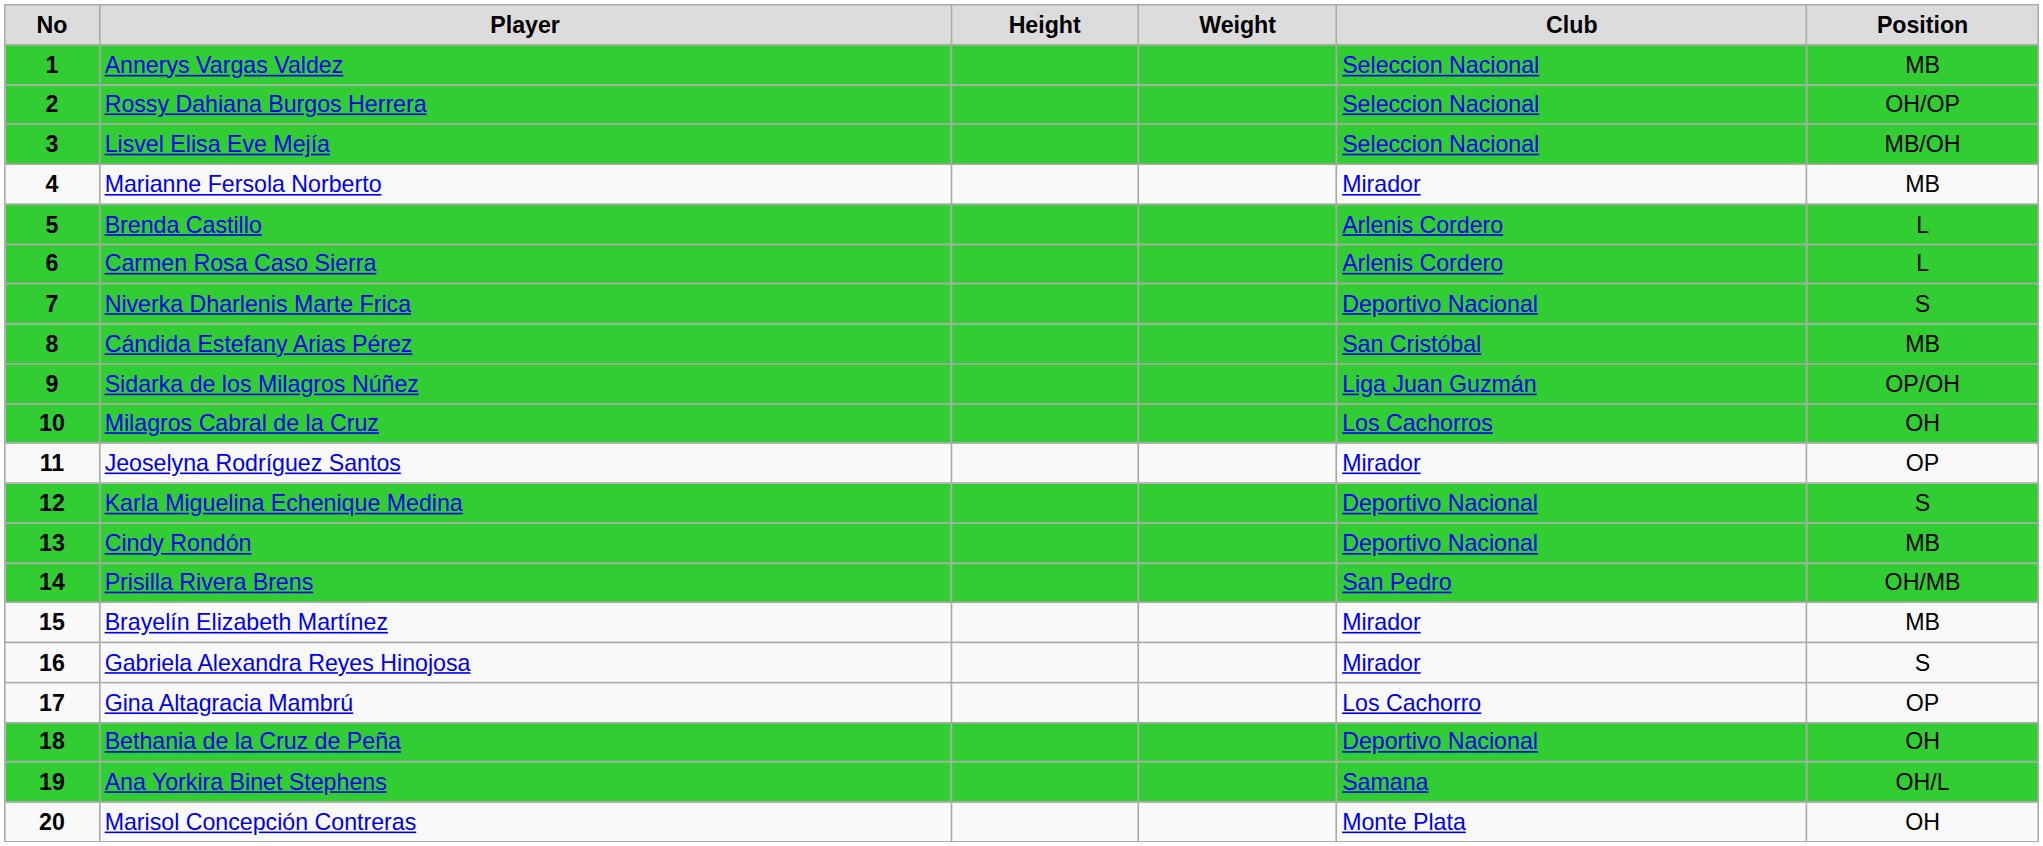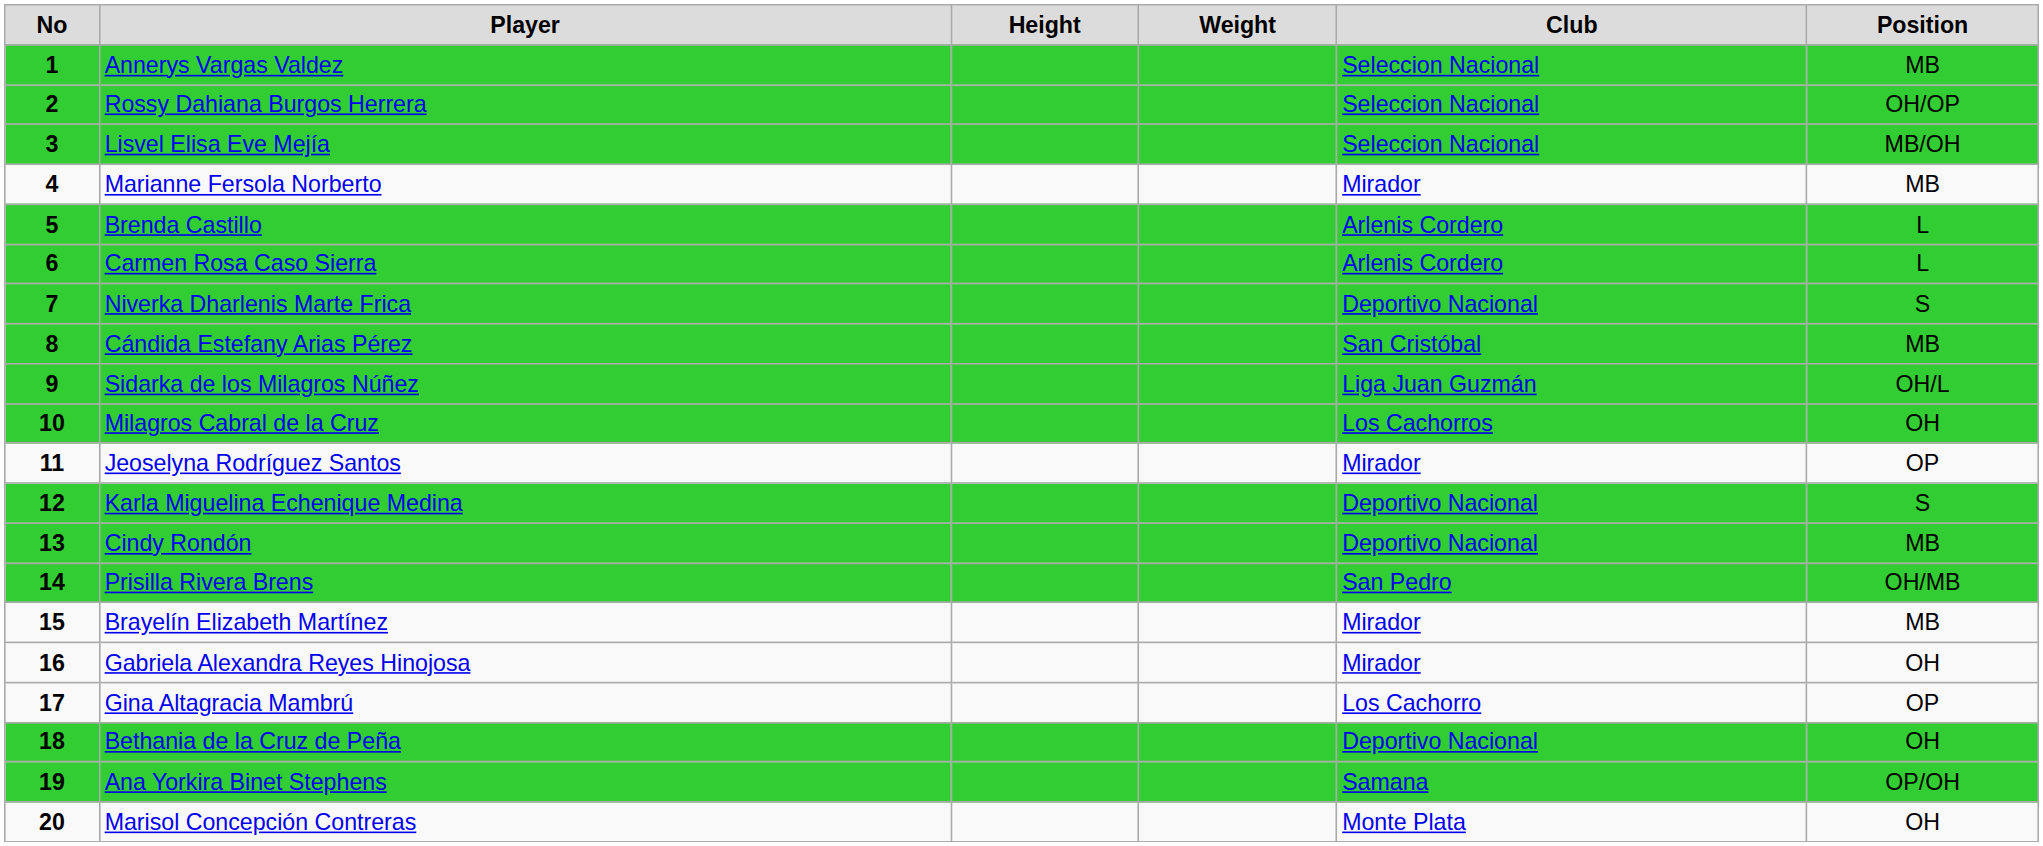(1923, 383) OP/OH -> (1923, 383) OH/L
(1923, 662) S -> (1923, 662) OH
(1923, 782) OH/L -> (1923, 782) OP/OH
